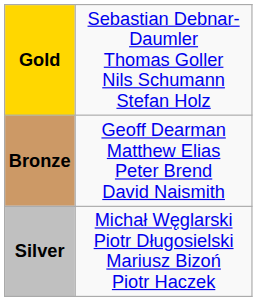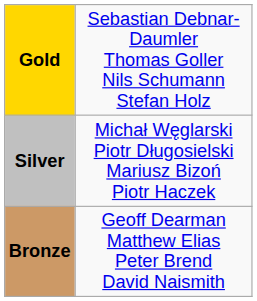rows swapped: (40, 251) <-> (40, 160)
